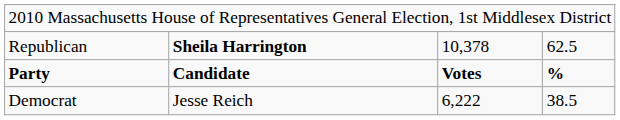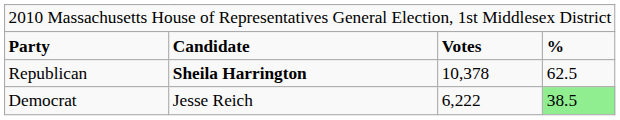rows swapped: (29, 73) <-> (48, 45)
(562, 100) no background -> (562, 100) lightgreen background
